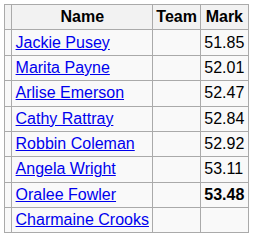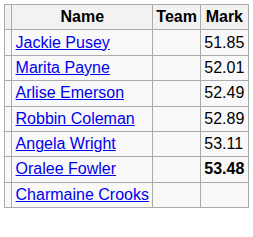(224, 93) 52.47 -> (224, 93) 52.49
- row: (64, 118)
(224, 144) 52.92 -> (224, 118) 52.89
